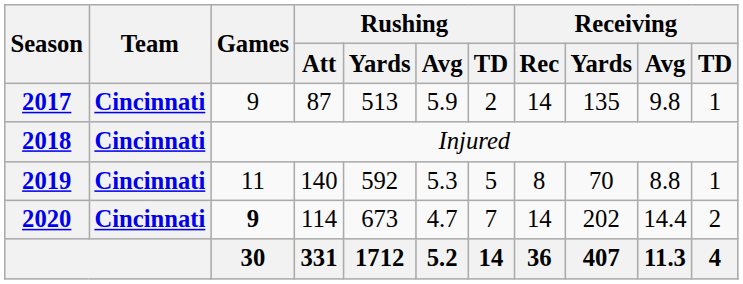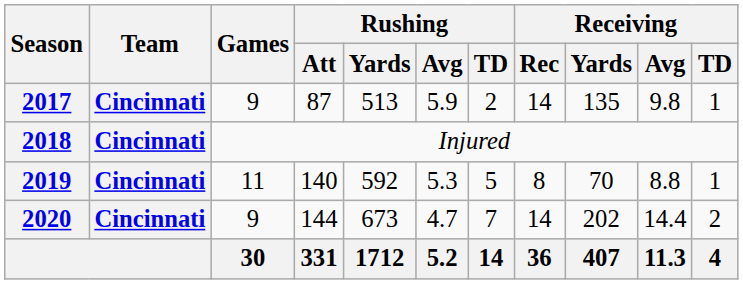(253, 219) bold -> (253, 219) normal
(319, 219) 114 -> (319, 219) 144
